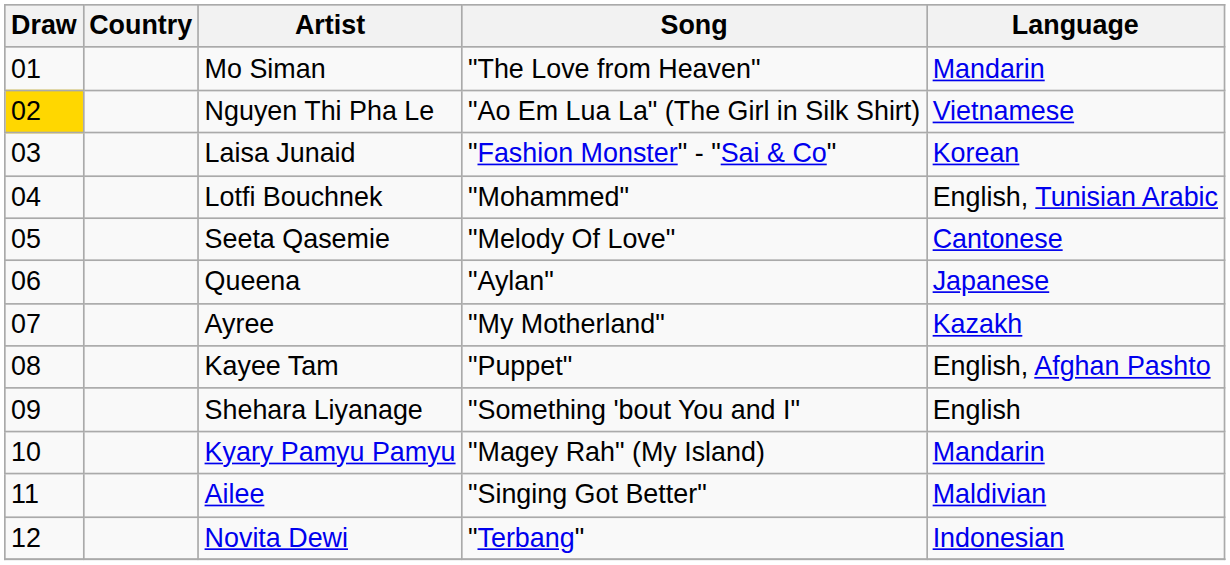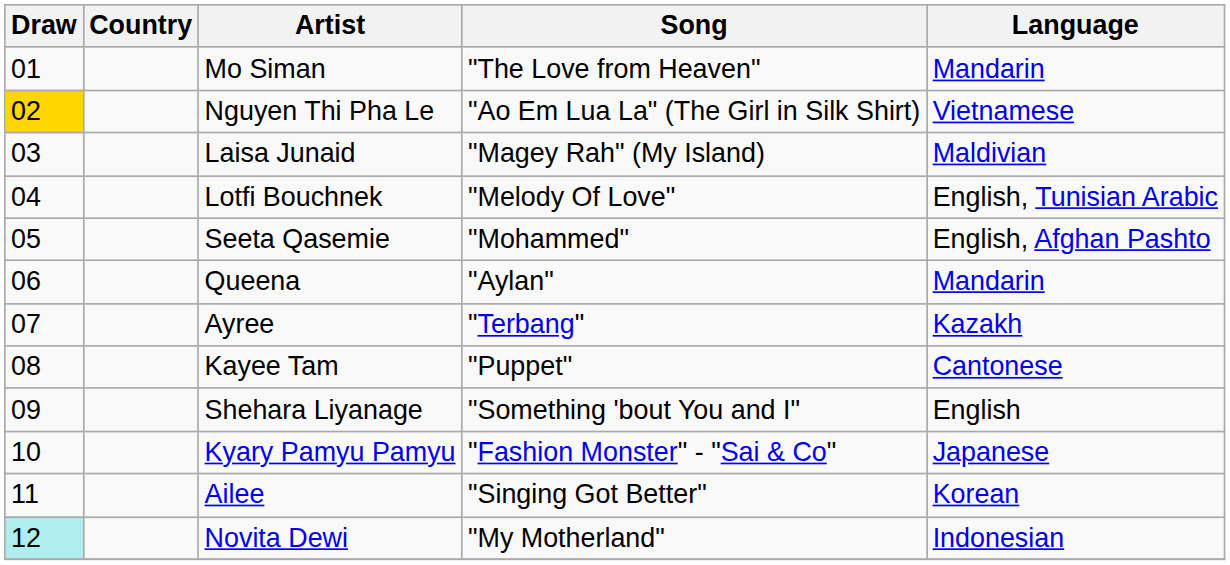(652, 153) "Fashion Monster" - "Sai & Co" -> (616, 153) "Magey Rah" (My Island)
(976, 153) Korean -> (989, 153) Maldivian
(548, 196) "Mohammed" -> (572, 196) "Melody Of Love"
(572, 238) "Melody Of Love" -> (548, 238) "Mohammed"
(998, 238) Cantonese -> (1072, 238) English, Afghan Pashto
(991, 281) Japanese -> (989, 281) Mandarin
(566, 324) "My Motherland" -> (526, 324) "Terbang"
(1072, 366) English, Afghan Pashto -> (998, 366) Cantonese
(616, 452) "Magey Rah" (My Island) -> (652, 452) "Fashion Monster" - "Sai & Co"
(989, 452) Mandarin -> (991, 452) Japanese
(989, 494) Maldivian -> (976, 494) Korean
(26, 537) no background -> (26, 537) paleturquoise background
(526, 537) "Terbang" -> (566, 537) "My Motherland"
